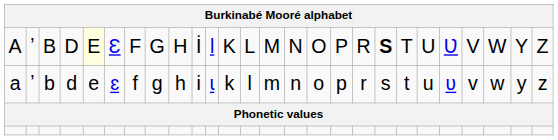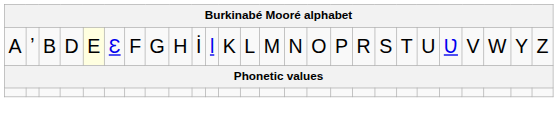(386, 46) bold -> (386, 46) normal
- row: (15, 84)
